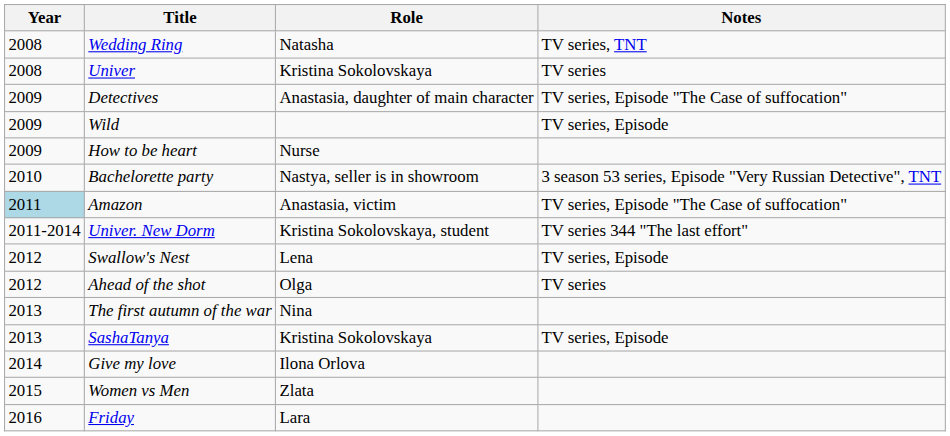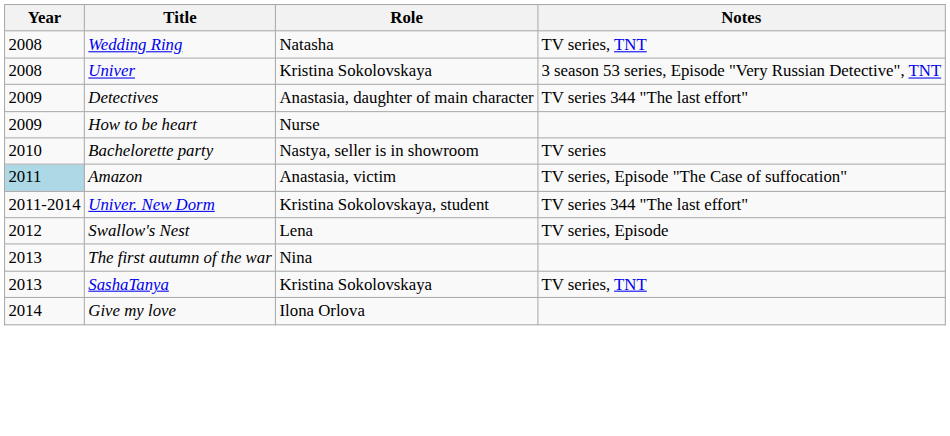(574, 71) TV series -> (741, 71) 3 season 53 series, Episode "Very Russian Detective", TNT
(694, 97) TV series, Episode "The Case of suffocation" -> (645, 97) TV series 344 "The last effort"
- row: (104, 124)
(741, 177) 3 season 53 series, Episode "Very Russian Detective", TNT -> (574, 151) TV series
- row: (147, 284)
(605, 337) TV series, Episode -> (594, 284) TV series, TNT
- row: (139, 390)
- row: (111, 417)
